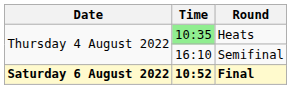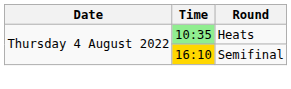(193, 54) no background -> (193, 54) gold background
- row: (236, 74)
